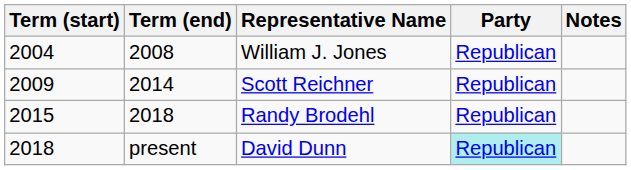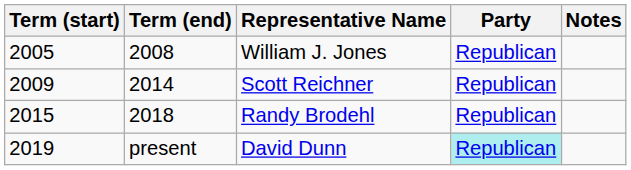(32, 52) 2004 -> (32, 52) 2005
(32, 148) 2018 -> (32, 148) 2019
